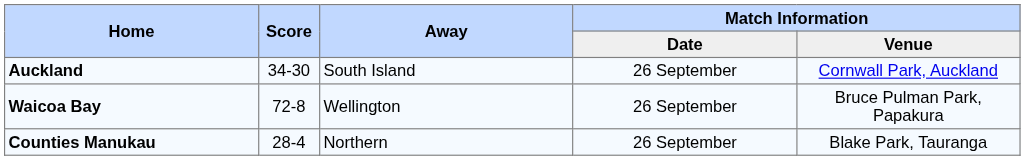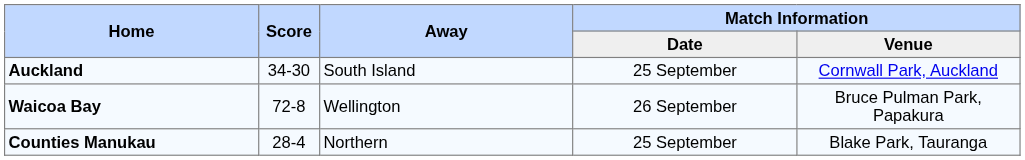(685, 71) 26 September -> (685, 71) 25 September
(685, 142) 26 September -> (685, 142) 25 September
